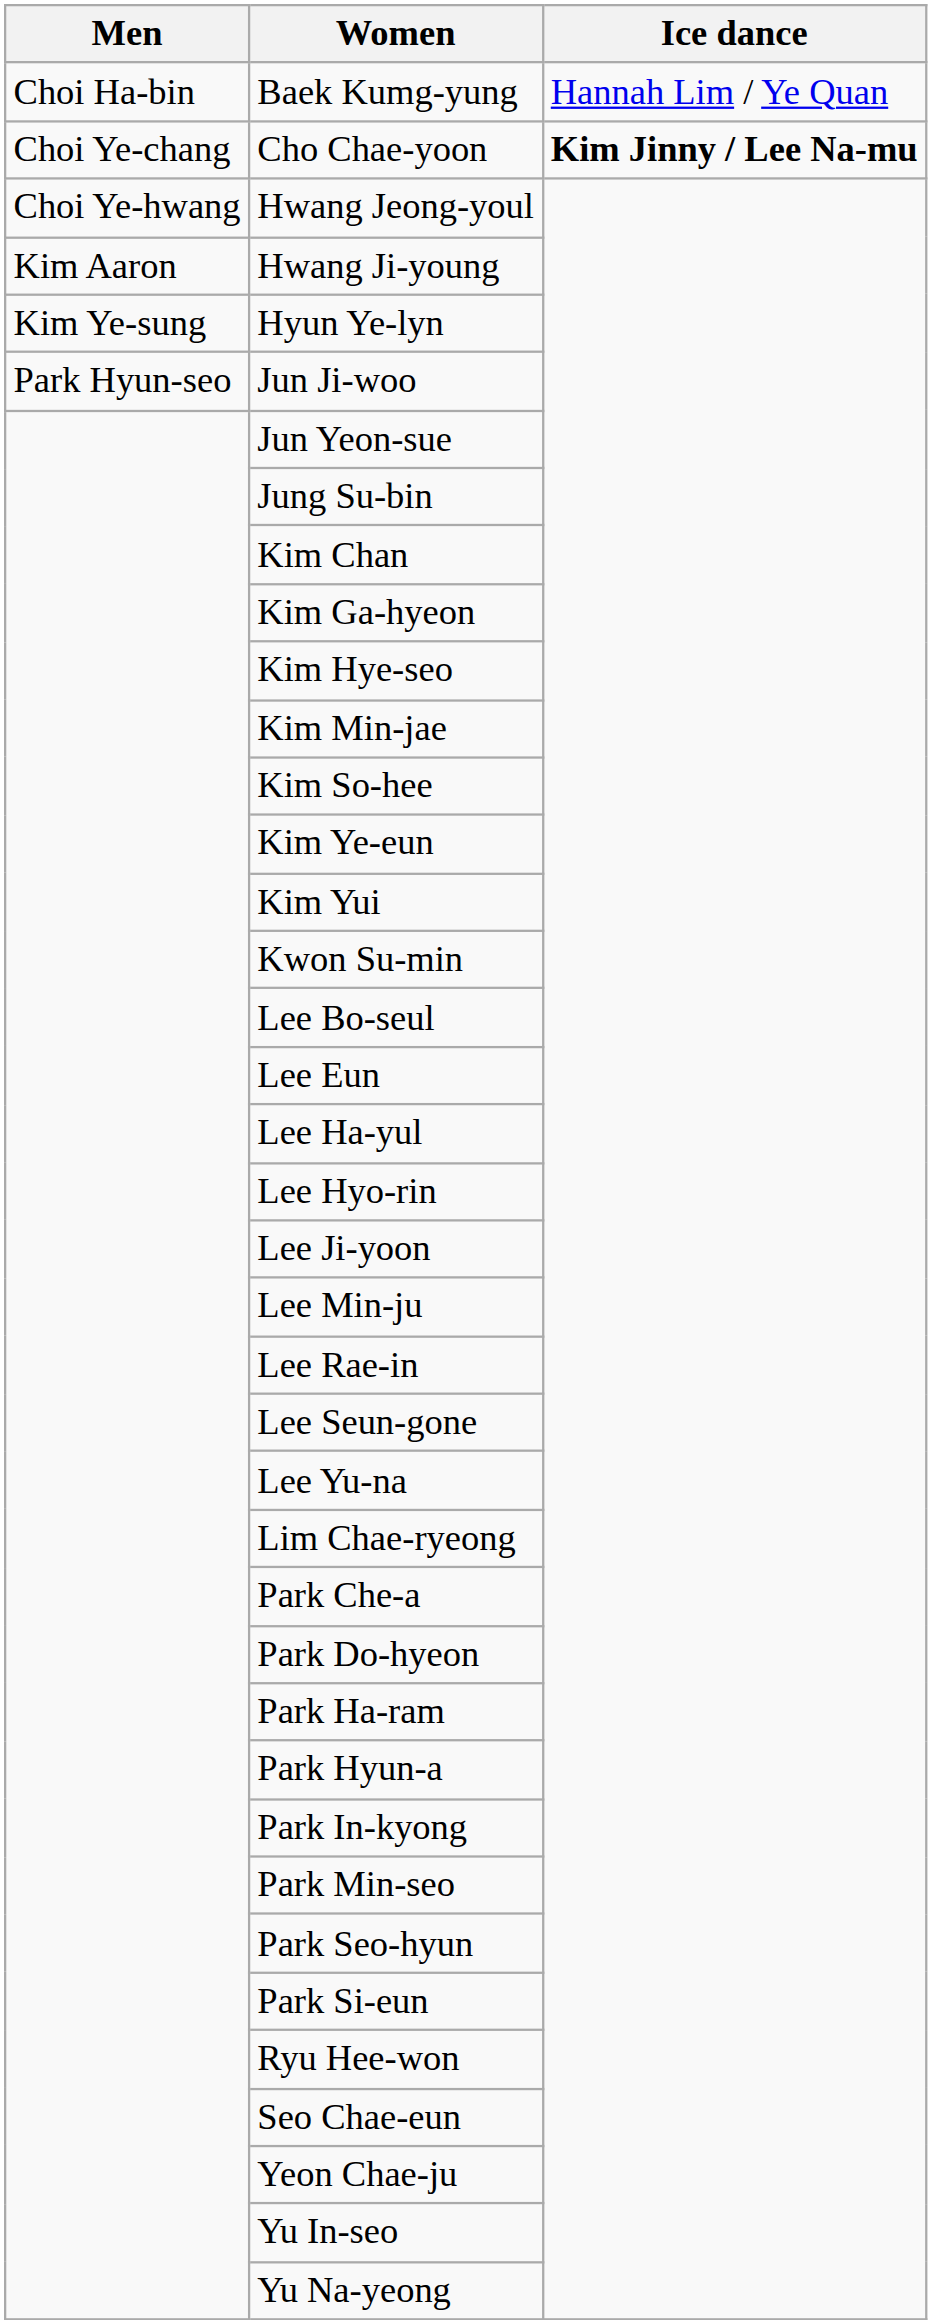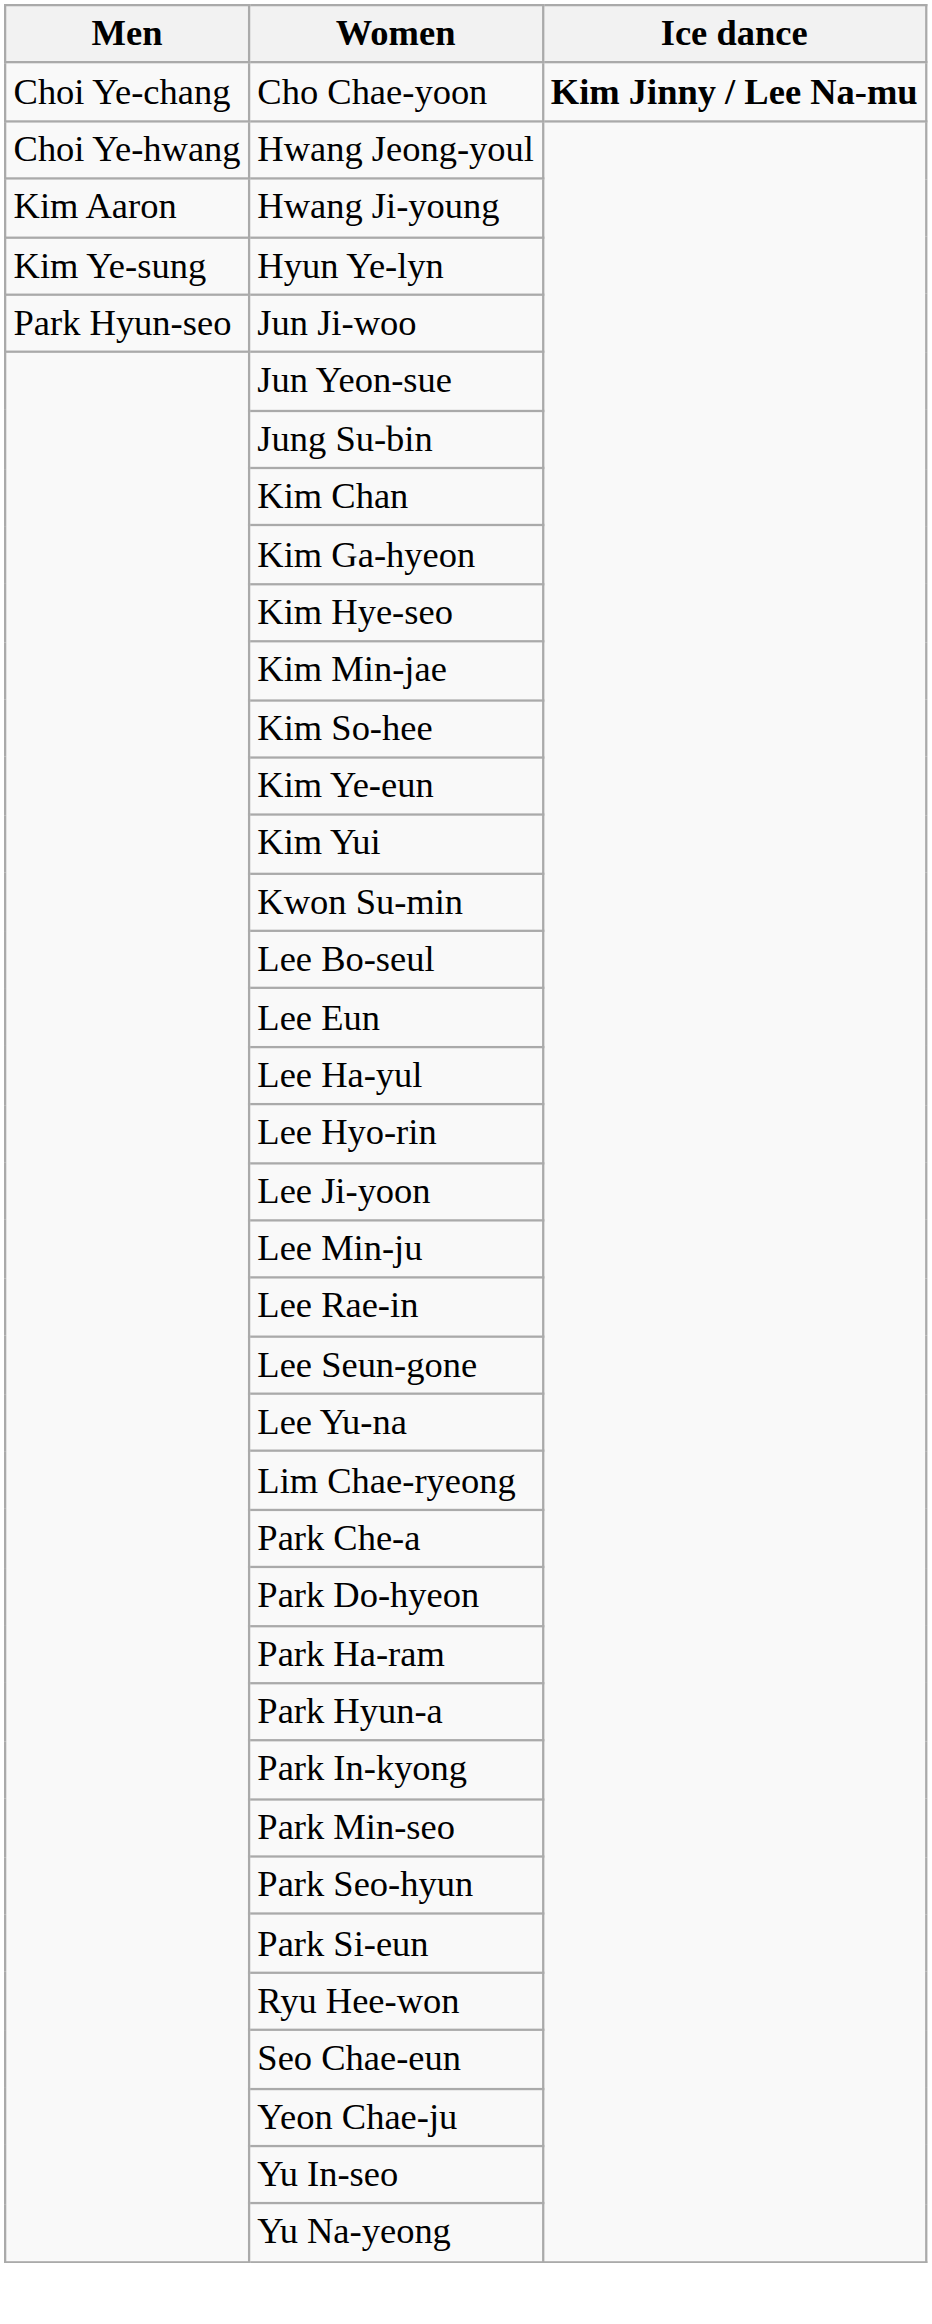- row: (388, 91)
